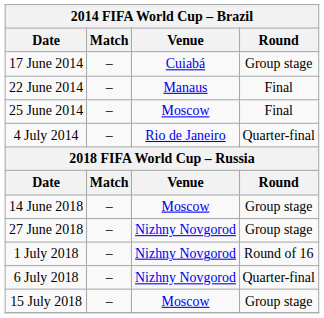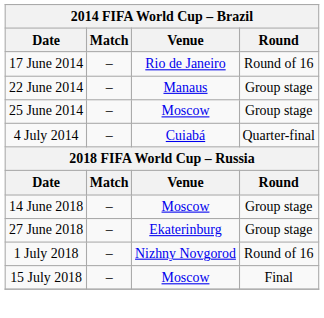(185, 63) Cuiabá -> (185, 63) Rio de Janeiro
(279, 63) Group stage -> (279, 63) Round of 16
(279, 87) Final -> (279, 87) Group stage
(279, 111) Final -> (279, 111) Group stage
(185, 135) Rio de Janeiro -> (185, 135) Cuiabá
(185, 230) Nizhny Novgorod -> (185, 230) Ekaterinburg
- row: (46, 277)
(279, 301) Group stage -> (279, 277) Final
